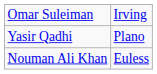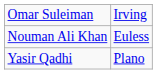rows swapped: (40, 36) <-> (57, 58)
